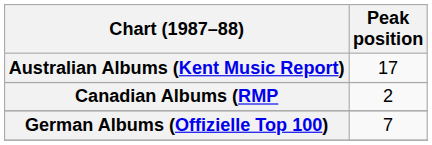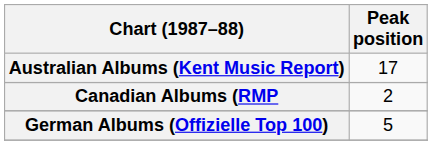(388, 125) 7 -> (388, 125) 5
